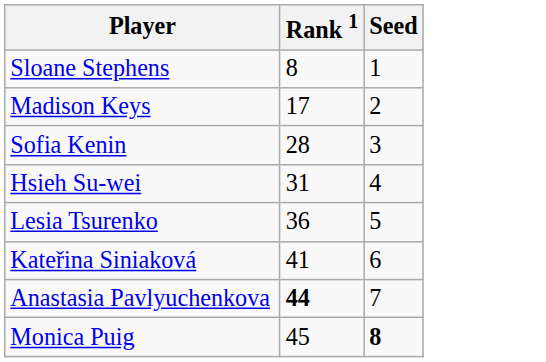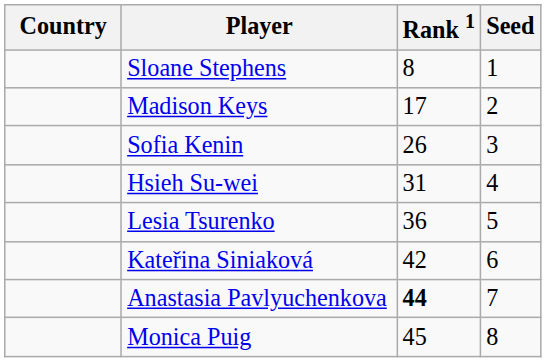+ column: (63, 26)
(298, 145) 28 -> (415, 145) 26
(298, 260) 41 -> (415, 260) 42
(375, 336) bold -> (492, 336) normal
